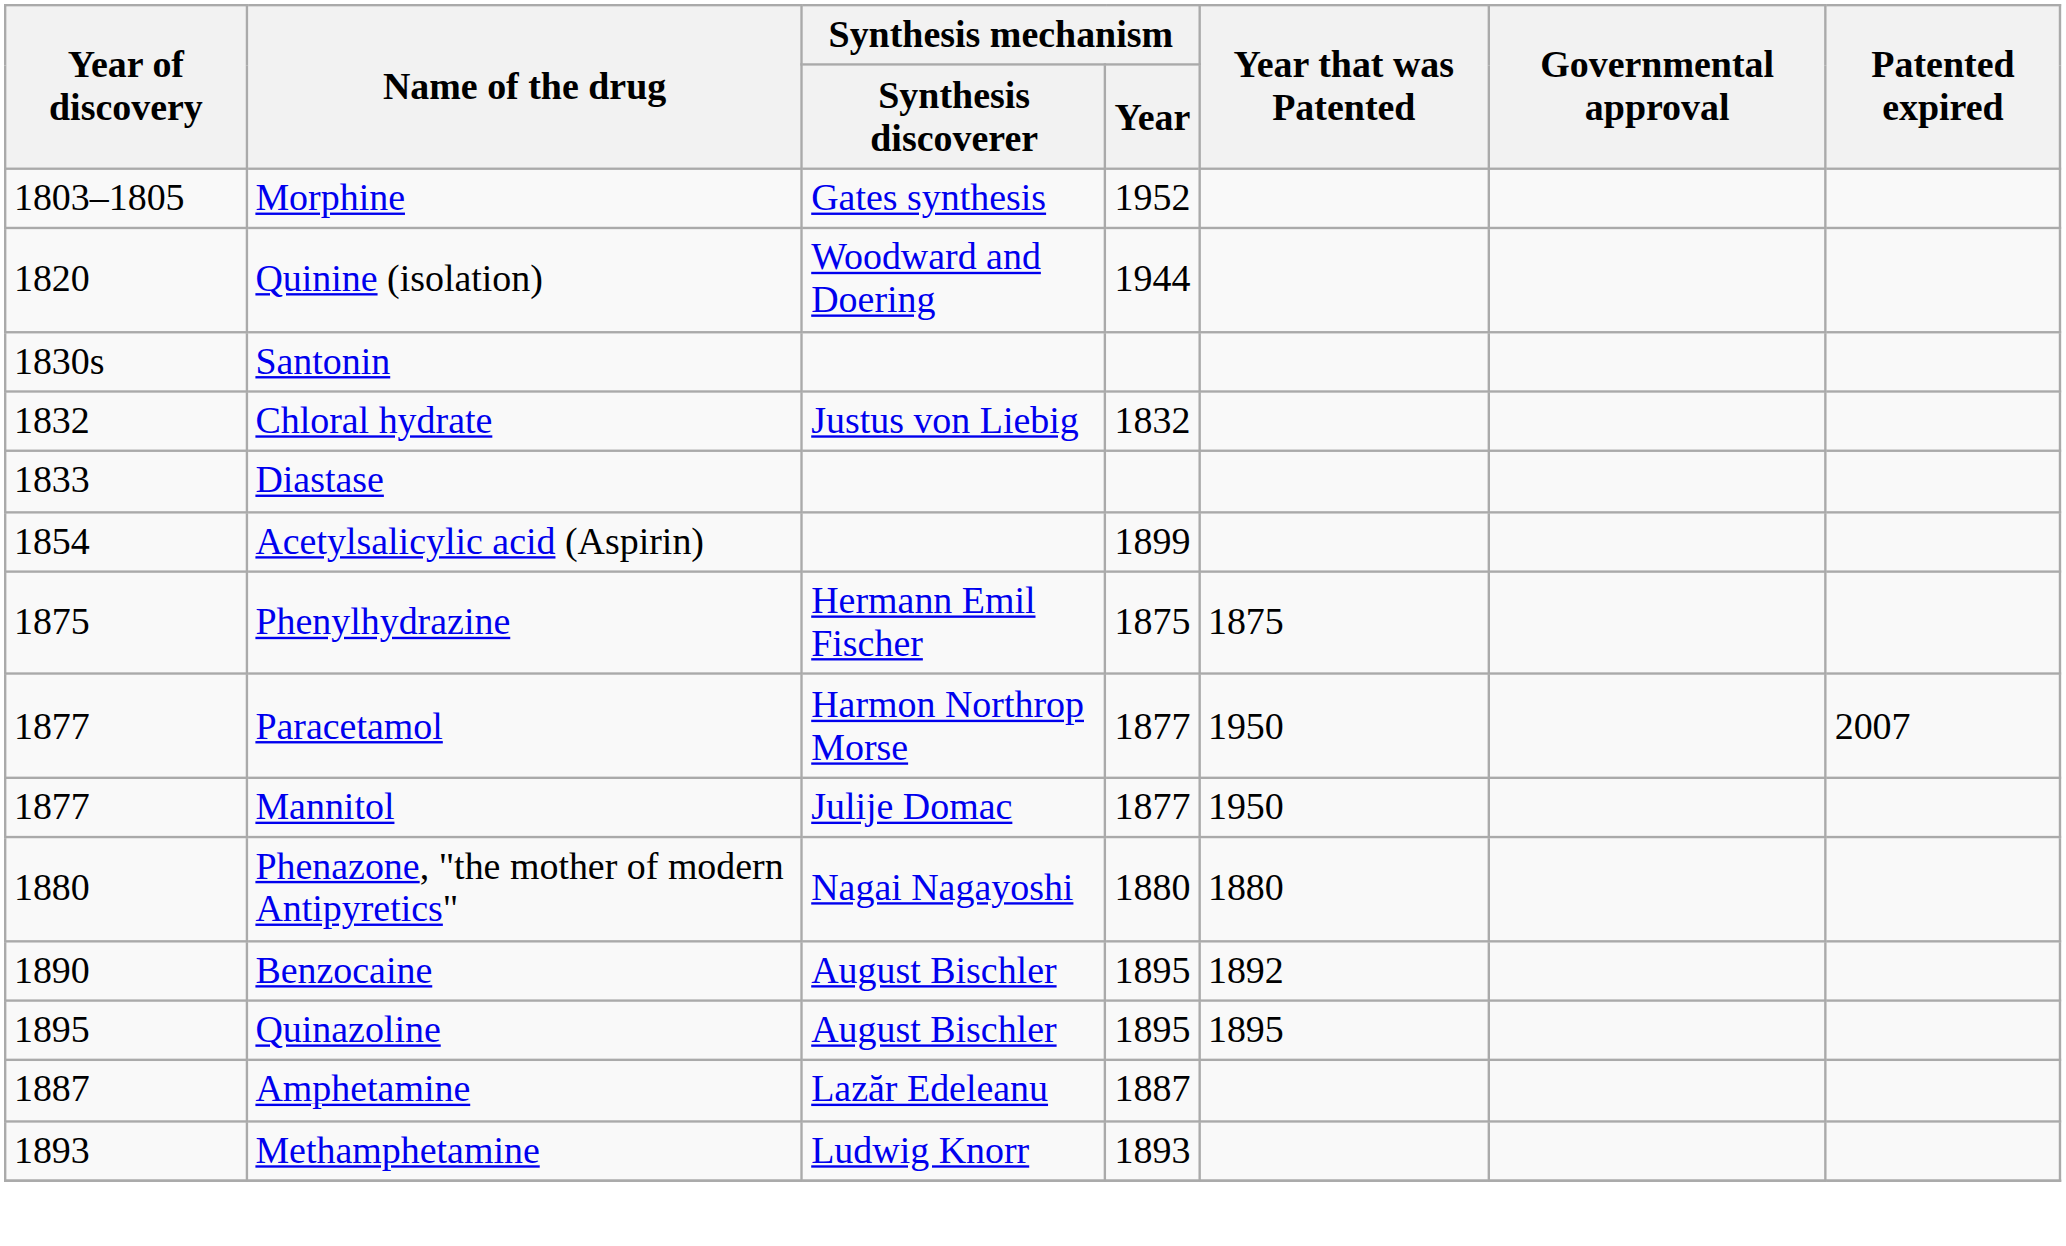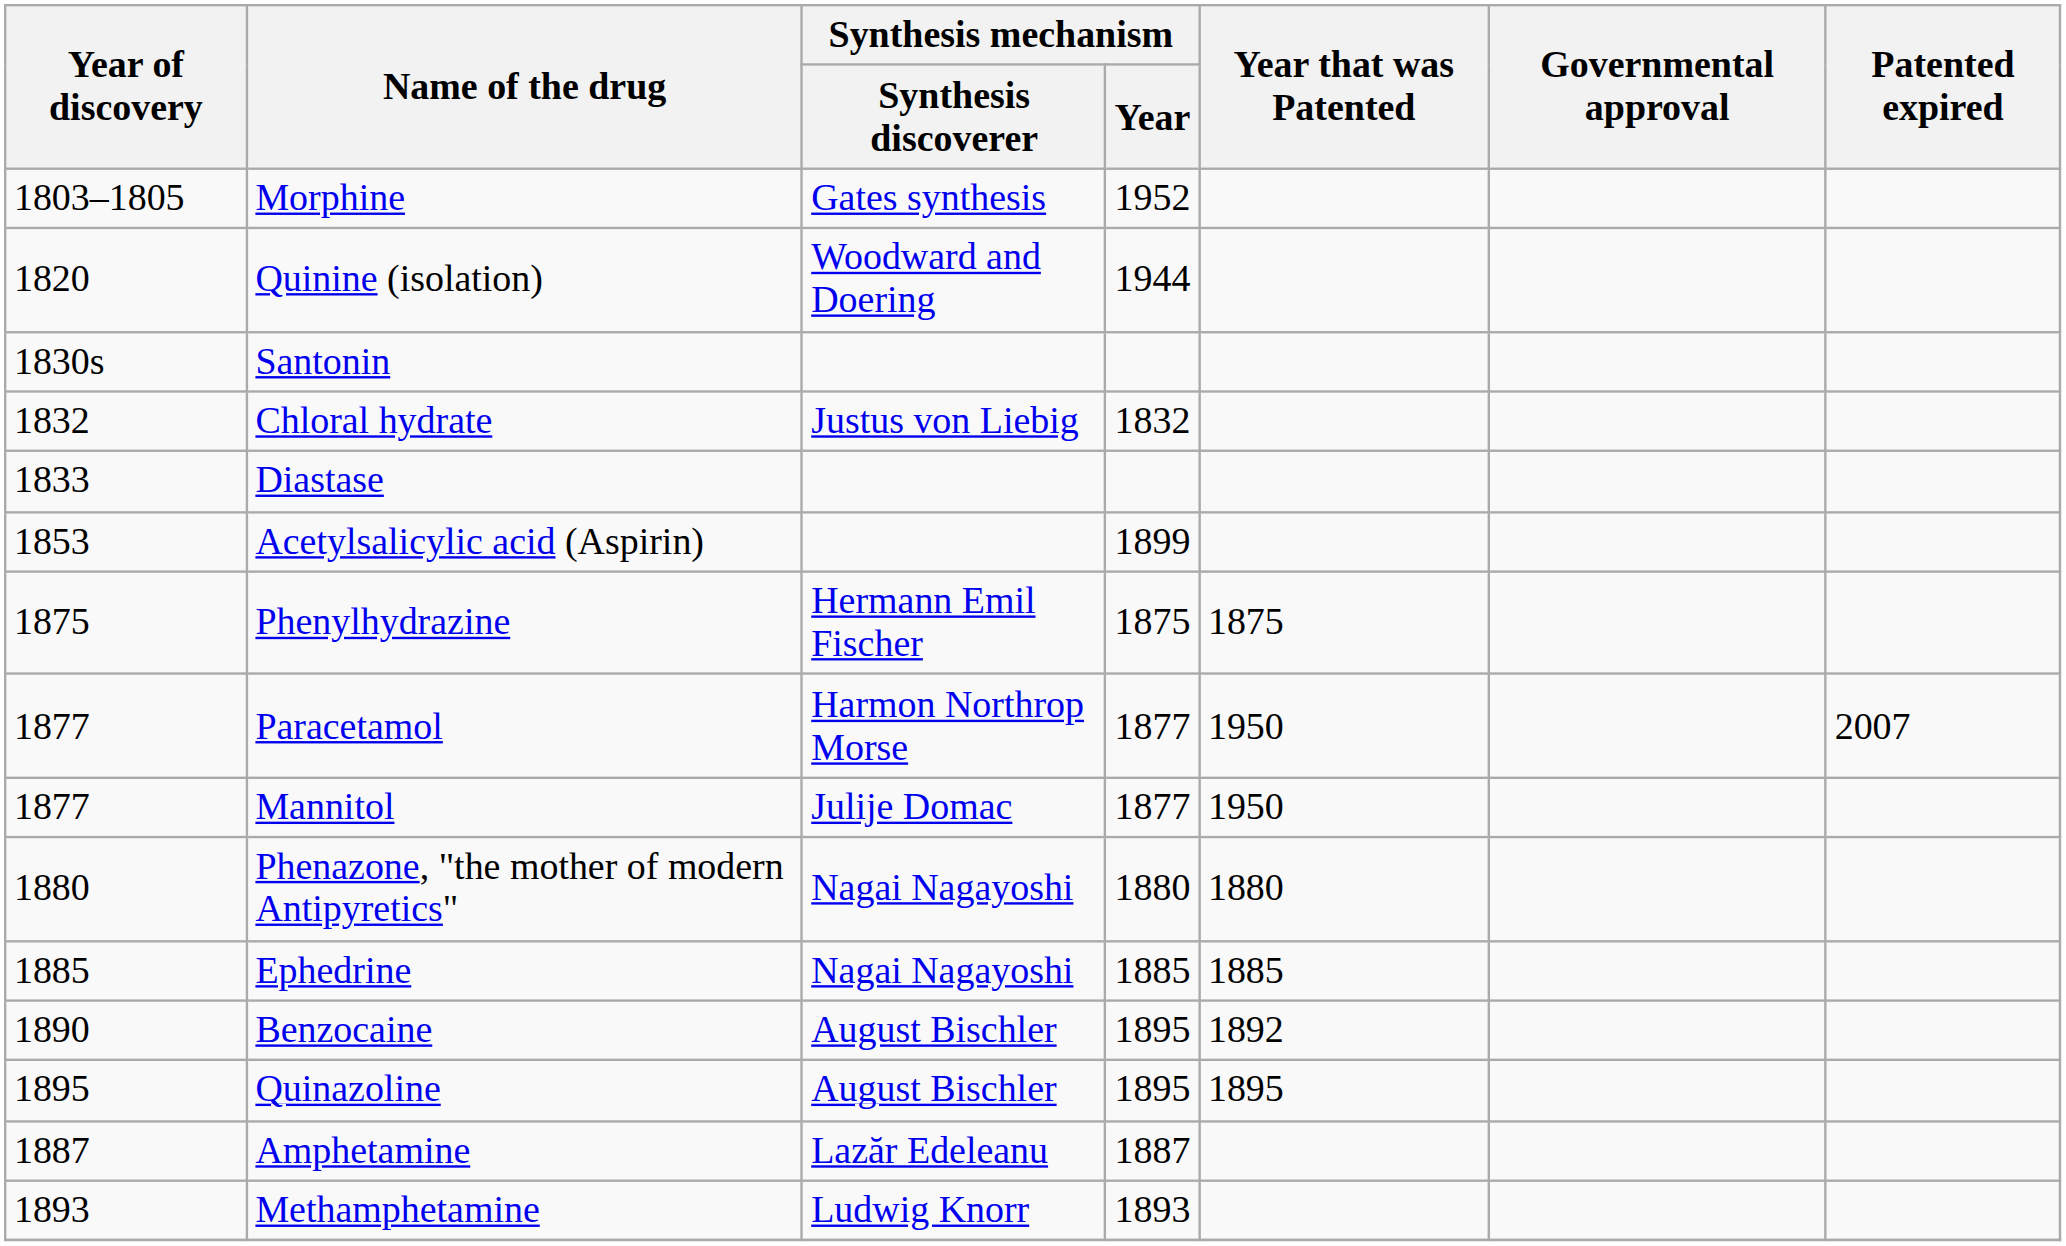(52, 540) 1854 -> (52, 540) 1853
+ row: (333, 969)
